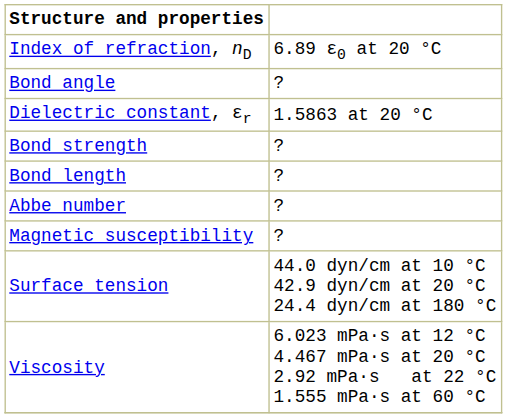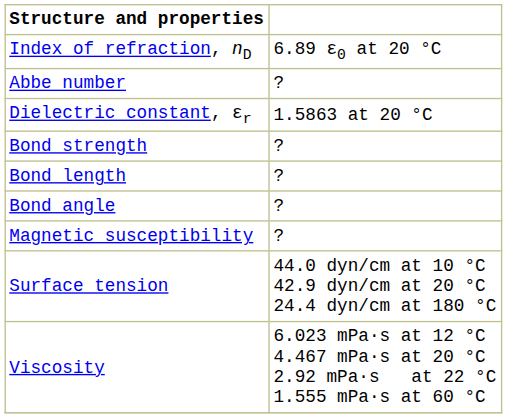rows swapped: (68, 206) <-> (62, 83)
